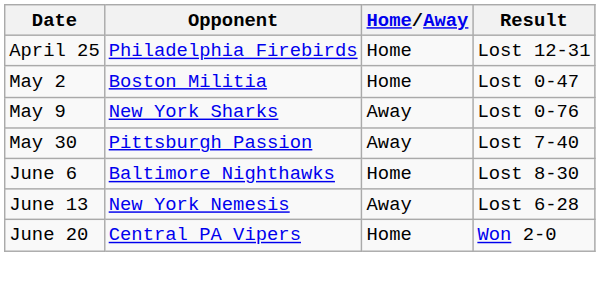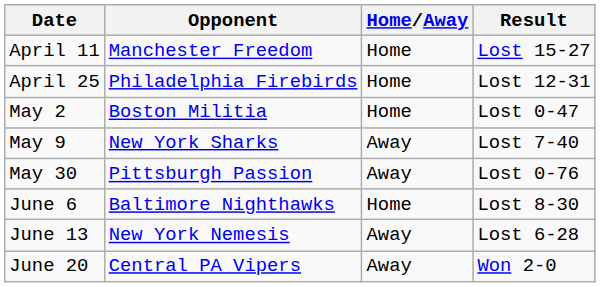+ row: (54, 51)
(528, 112) Lost 0-76 -> (528, 143) Lost 7-40
(528, 143) Lost 7-40 -> (528, 174) Lost 0-76
(389, 235) Home -> (389, 266) Away
